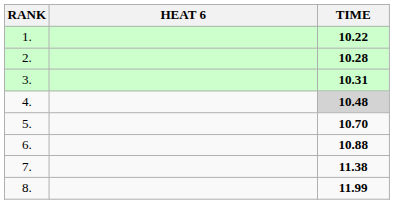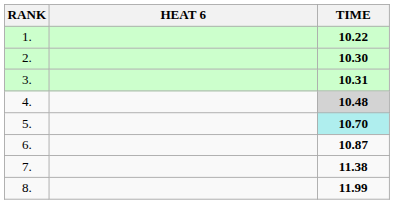(353, 58) 10.28 -> (353, 58) 10.30
(353, 123) no background -> (353, 123) paleturquoise background
(353, 145) 10.88 -> (353, 145) 10.87
